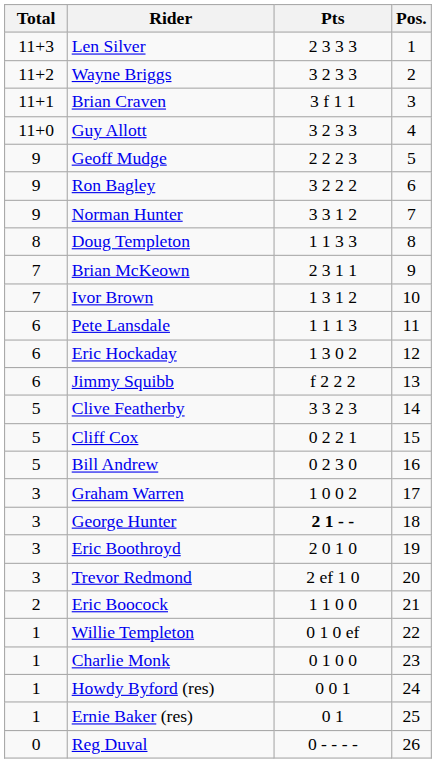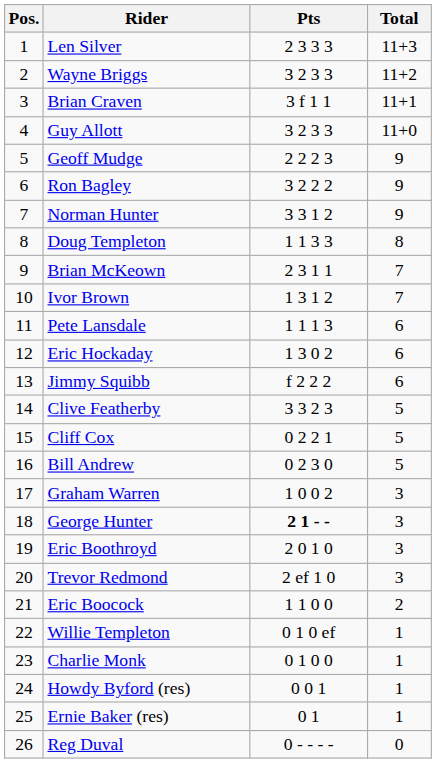columns swapped: (411, 18) <-> (36, 18)
